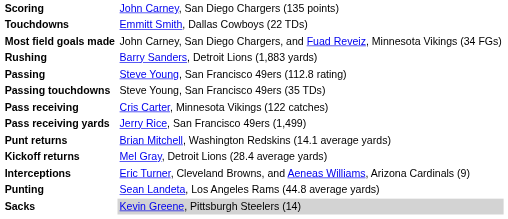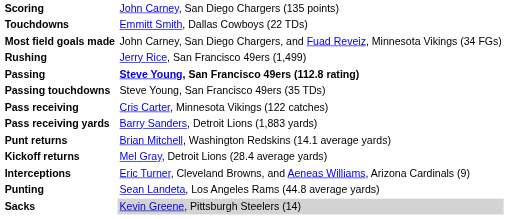(218, 58) Barry Sanders, Detroit Lions (1,883 yards) -> (213, 58) Jerry Rice, San Francisco 49ers (1,499)
(233, 74) normal -> (239, 74) bold
(213, 124) Jerry Rice, San Francisco 49ers (1,499) -> (218, 124) Barry Sanders, Detroit Lions (1,883 yards)
